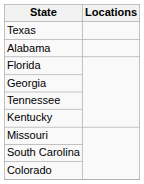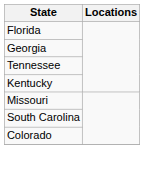- row: (21, 30)
- row: (29, 48)
